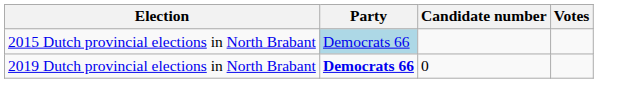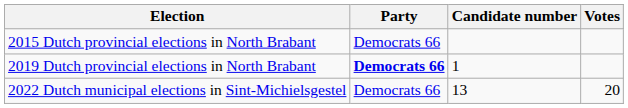(366, 41) lightblue background -> (397, 41) no background
(425, 66) 0 -> (456, 66) 1
+ row: (177, 90)
